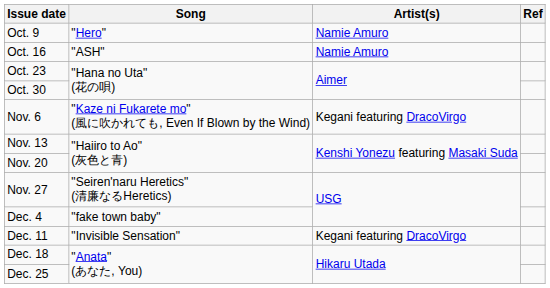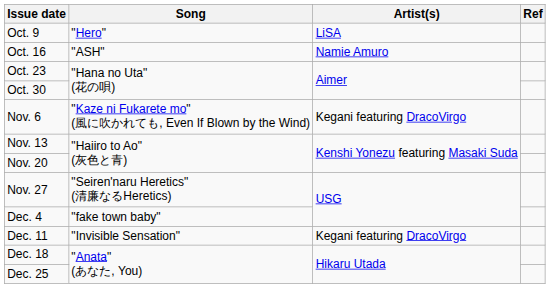(352, 33) Namie Amuro -> (328, 33) LiSA
